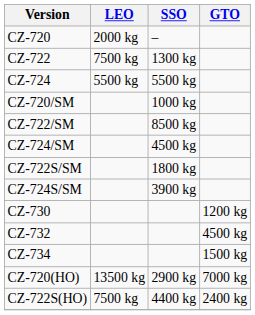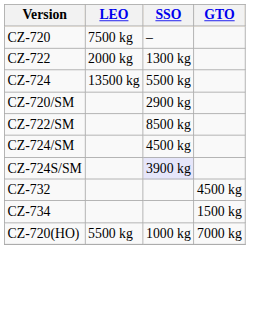(116, 37) 2000 kg -> (110, 37) 7500 kg
(116, 59) 7500 kg -> (110, 59) 2000 kg
(116, 80) 5500 kg -> (114, 80) 13500 kg
(174, 102) 1000 kg -> (168, 102) 2900 kg
- row: (45, 168)
(174, 189) no background -> (168, 168) lavender background
- row: (29, 211)
(119, 277) 13500 kg -> (110, 233) 5500 kg
(174, 277) 2900 kg -> (168, 233) 1000 kg
- row: (47, 299)
